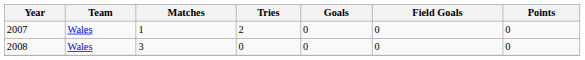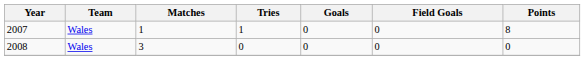(241, 29) 2 -> (241, 29) 1
(508, 29) 0 -> (508, 29) 8
